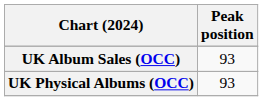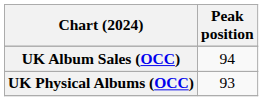(227, 58) 93 -> (227, 58) 94
